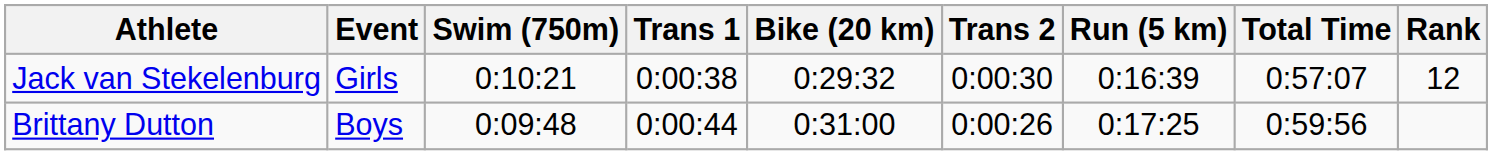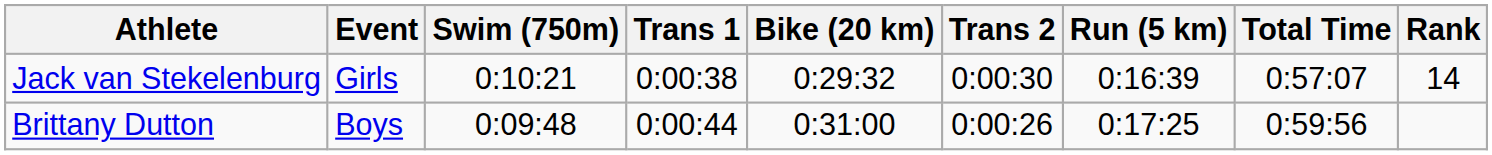(1443, 78) 12 -> (1443, 78) 14
